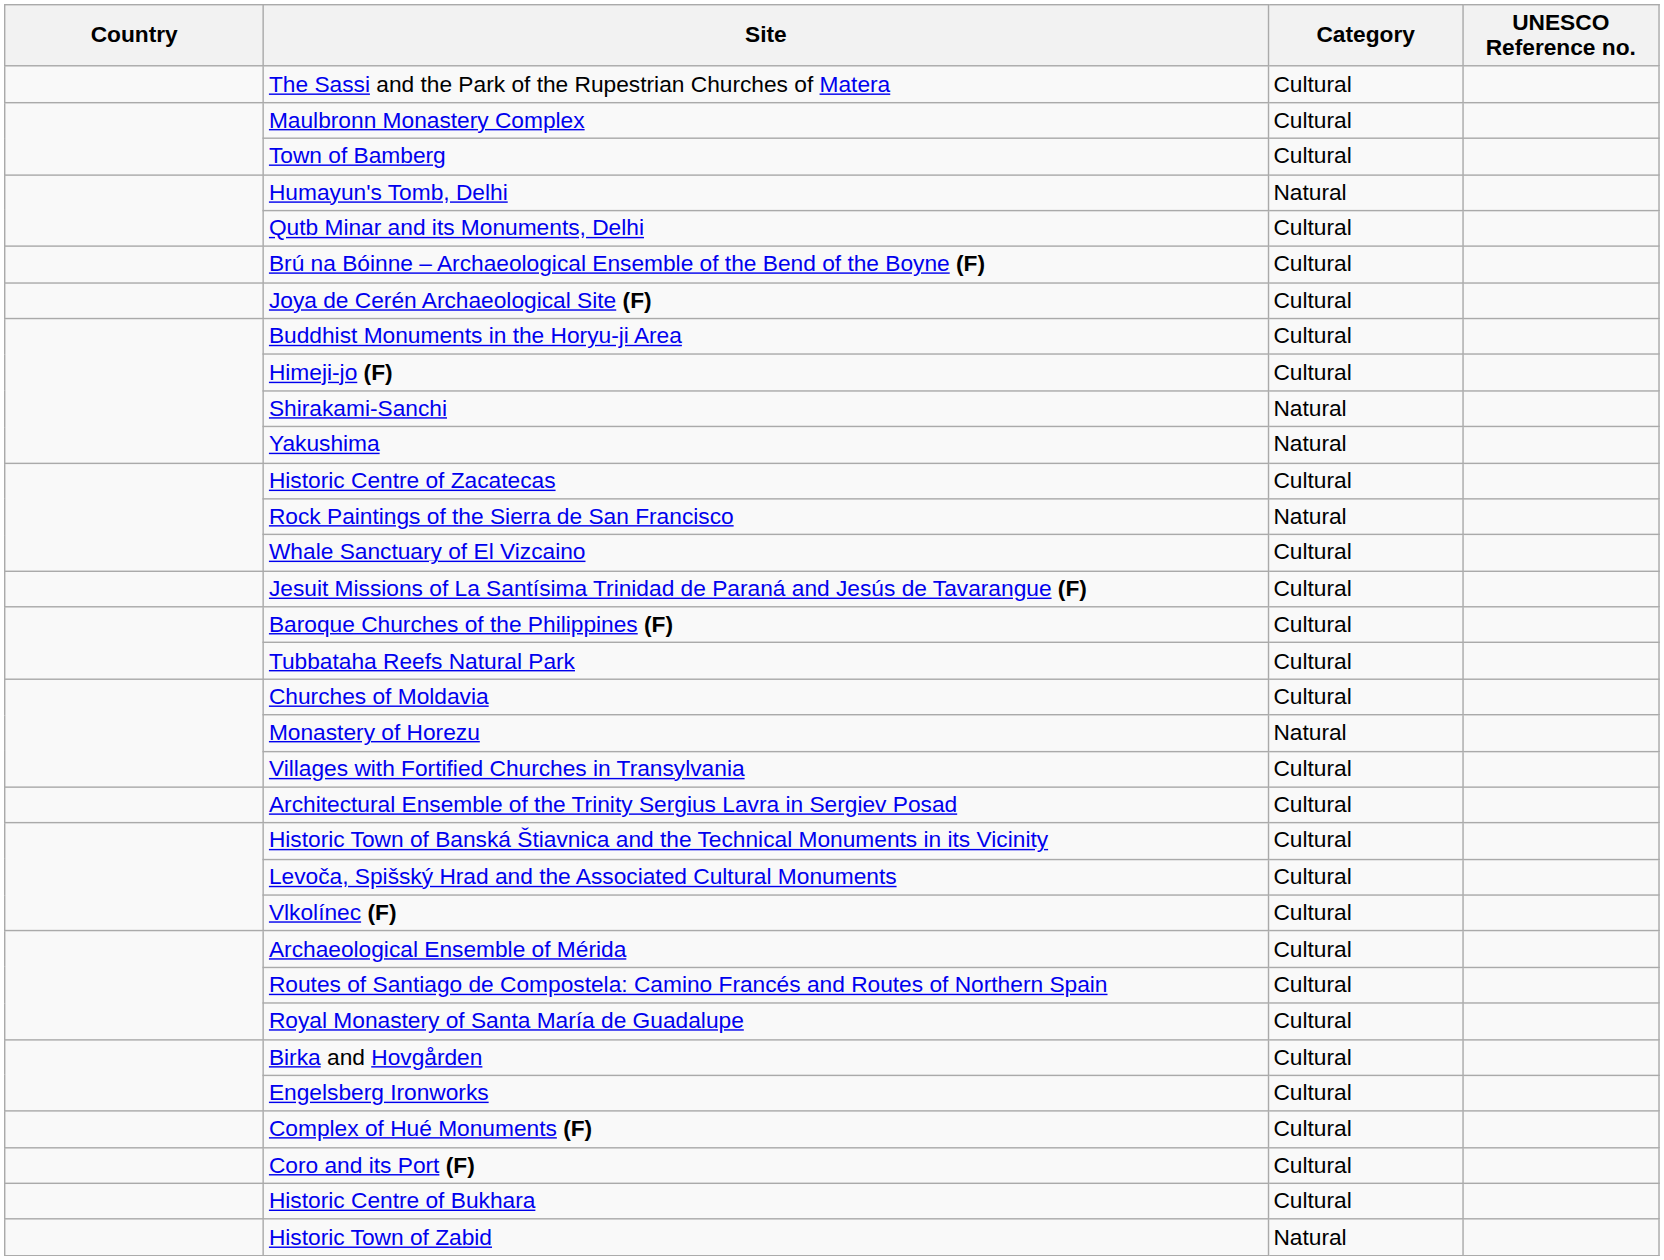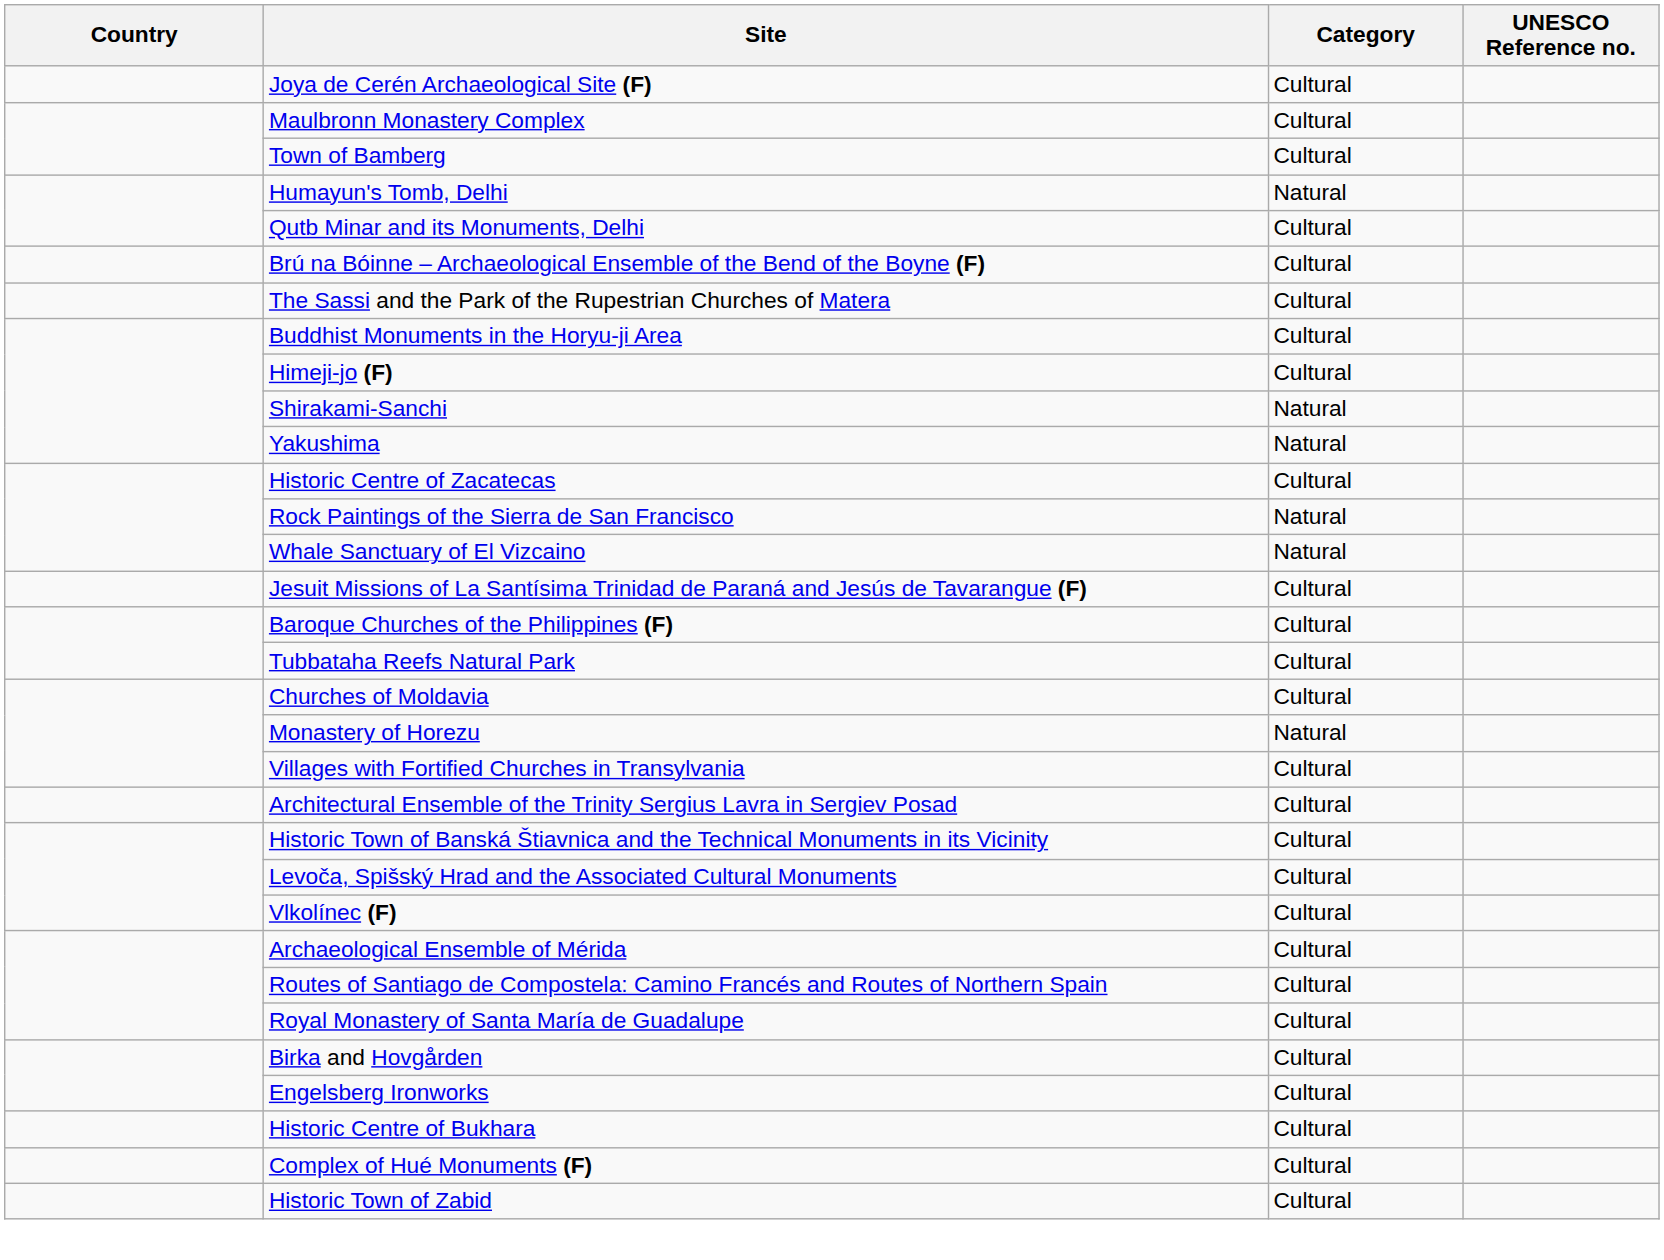rows swapped: (460, 300) <-> (580, 84)
(1313, 552) Cultural -> (1310, 552) Natural
rows swapped: (402, 1201) <-> (431, 1129)
- row: (372, 1165)
(1310, 1237) Natural -> (1313, 1201) Cultural
